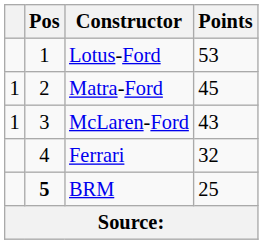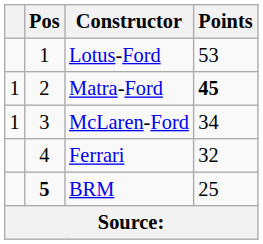(208, 88) normal -> (208, 88) bold
(208, 122) 43 -> (208, 122) 34
